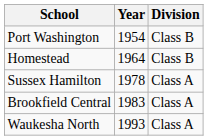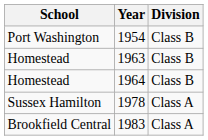+ row: (131, 59)
- row: (131, 124)
